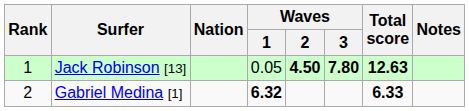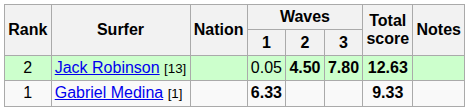(28, 67) 1 -> (28, 67) 2
(28, 93) 2 -> (28, 93) 1
(266, 93) 6.32 -> (266, 93) 6.33
(388, 93) 6.33 -> (388, 93) 9.33
